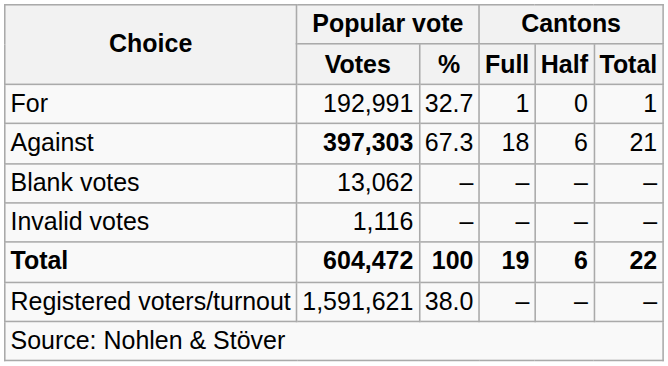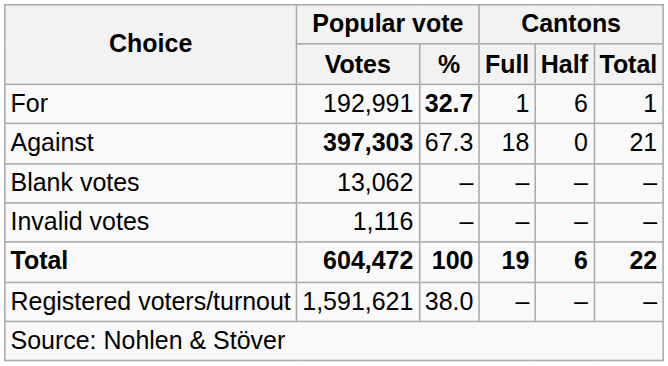(449, 103) normal -> (449, 103) bold
(581, 103) 0 -> (581, 103) 6
(581, 143) 6 -> (581, 143) 0
